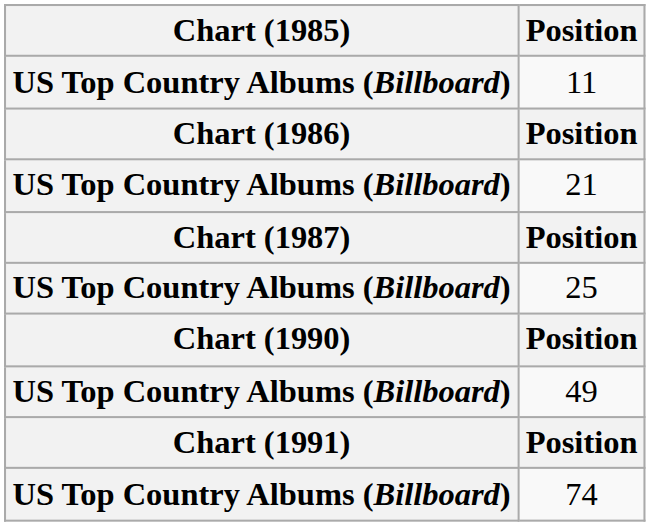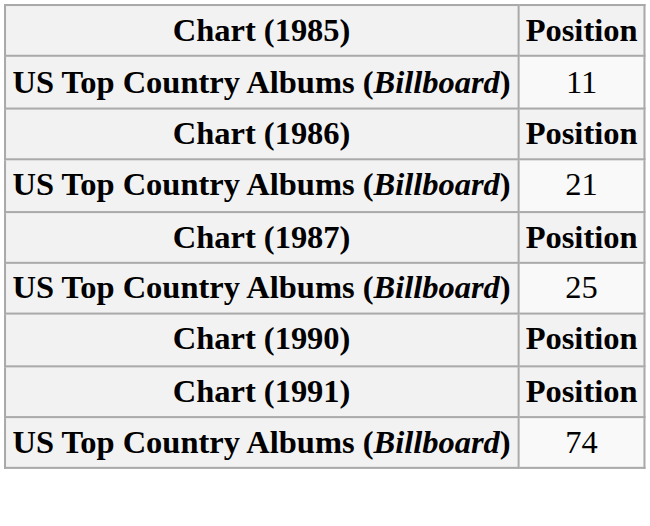- row: (582, 390)
